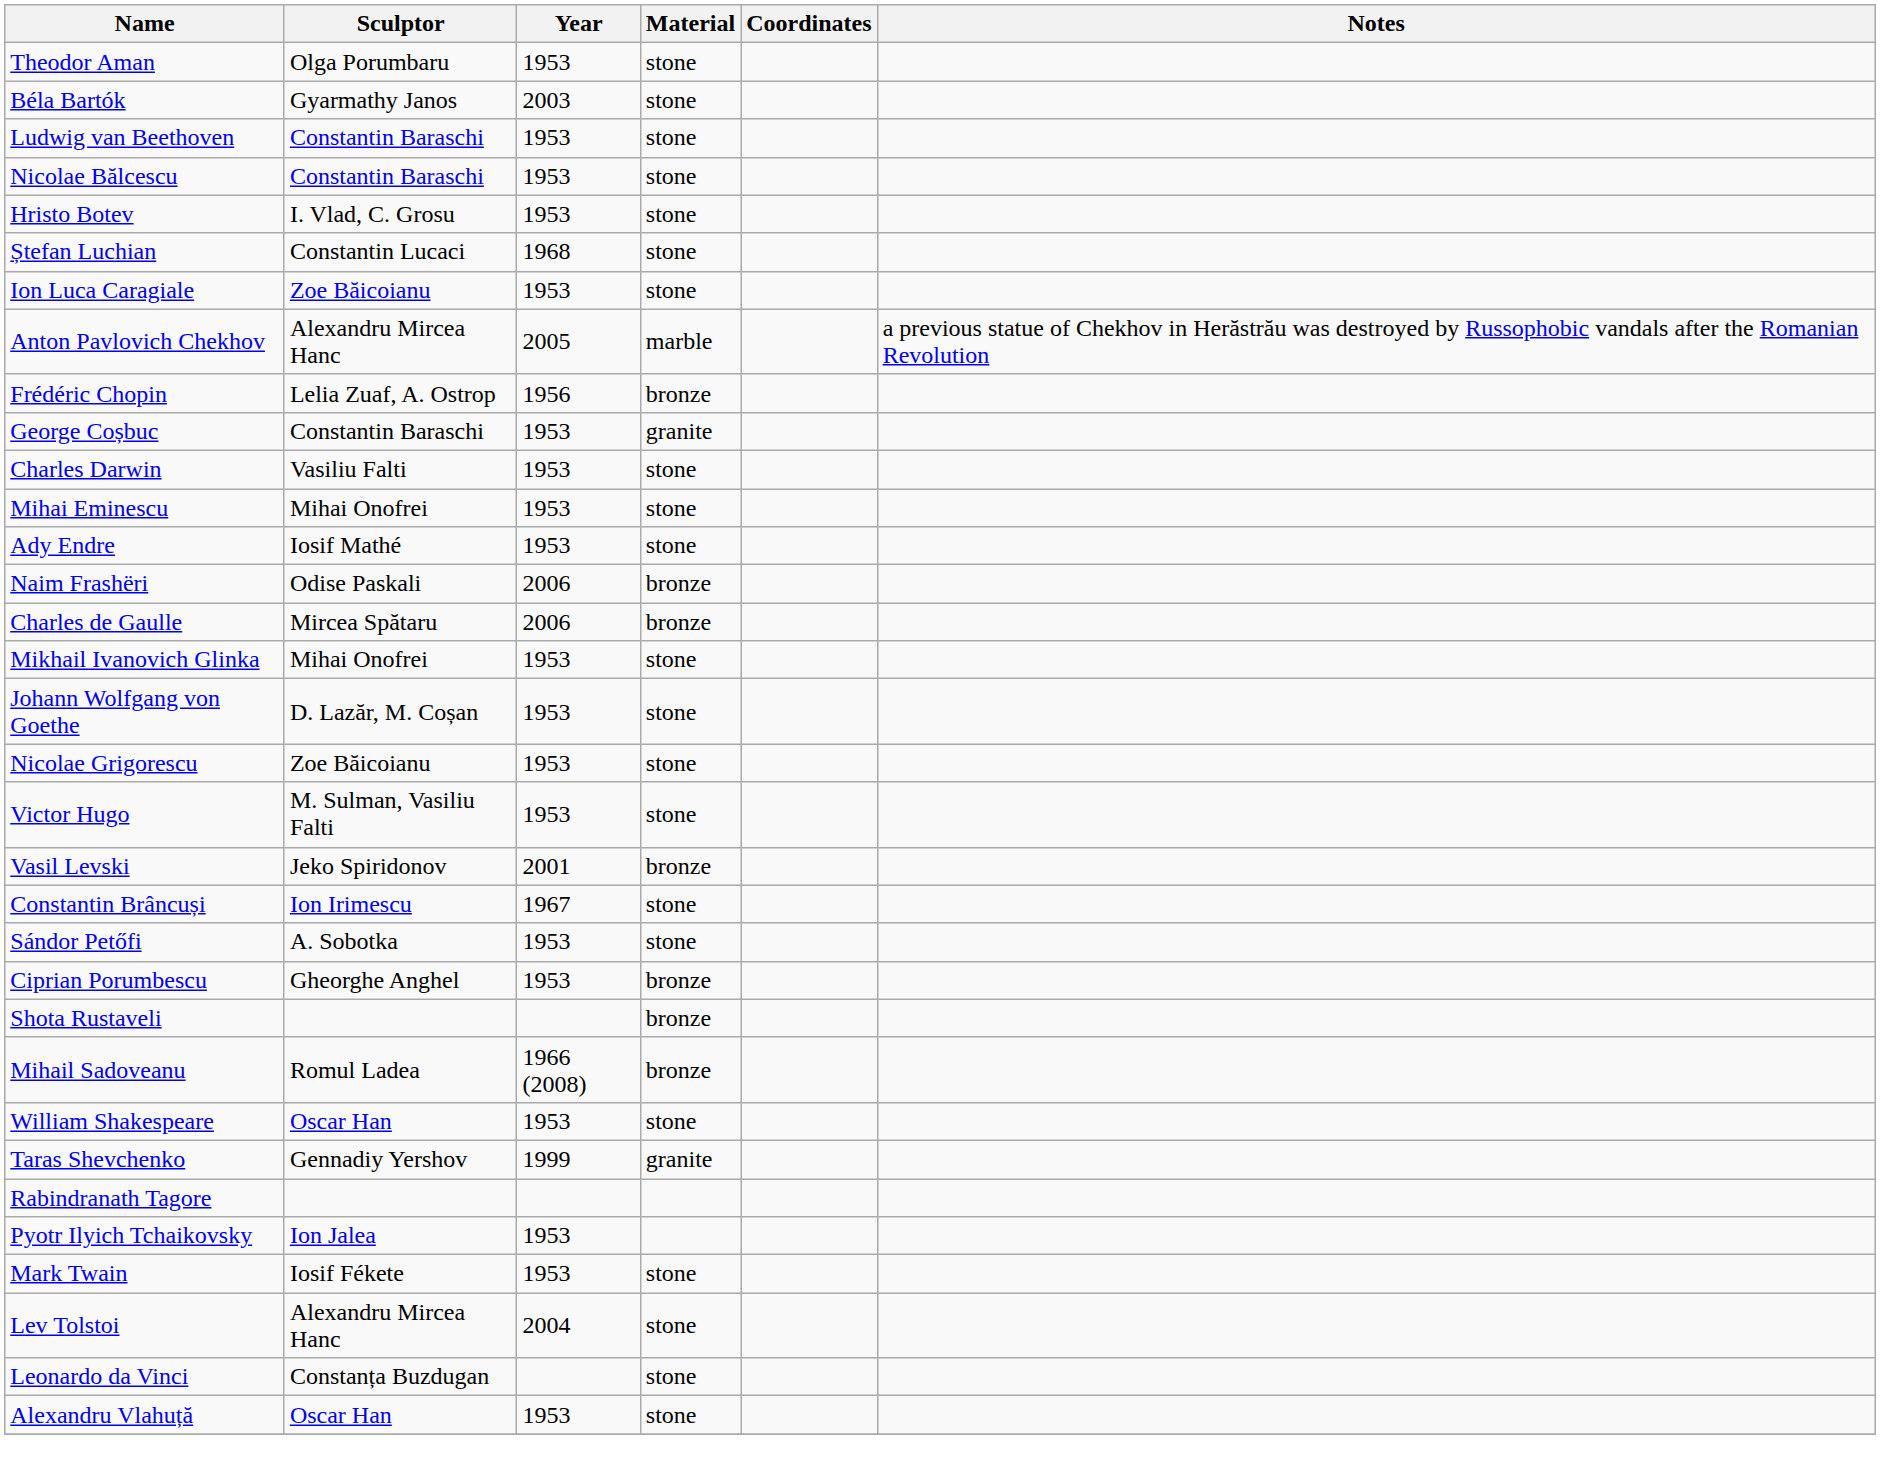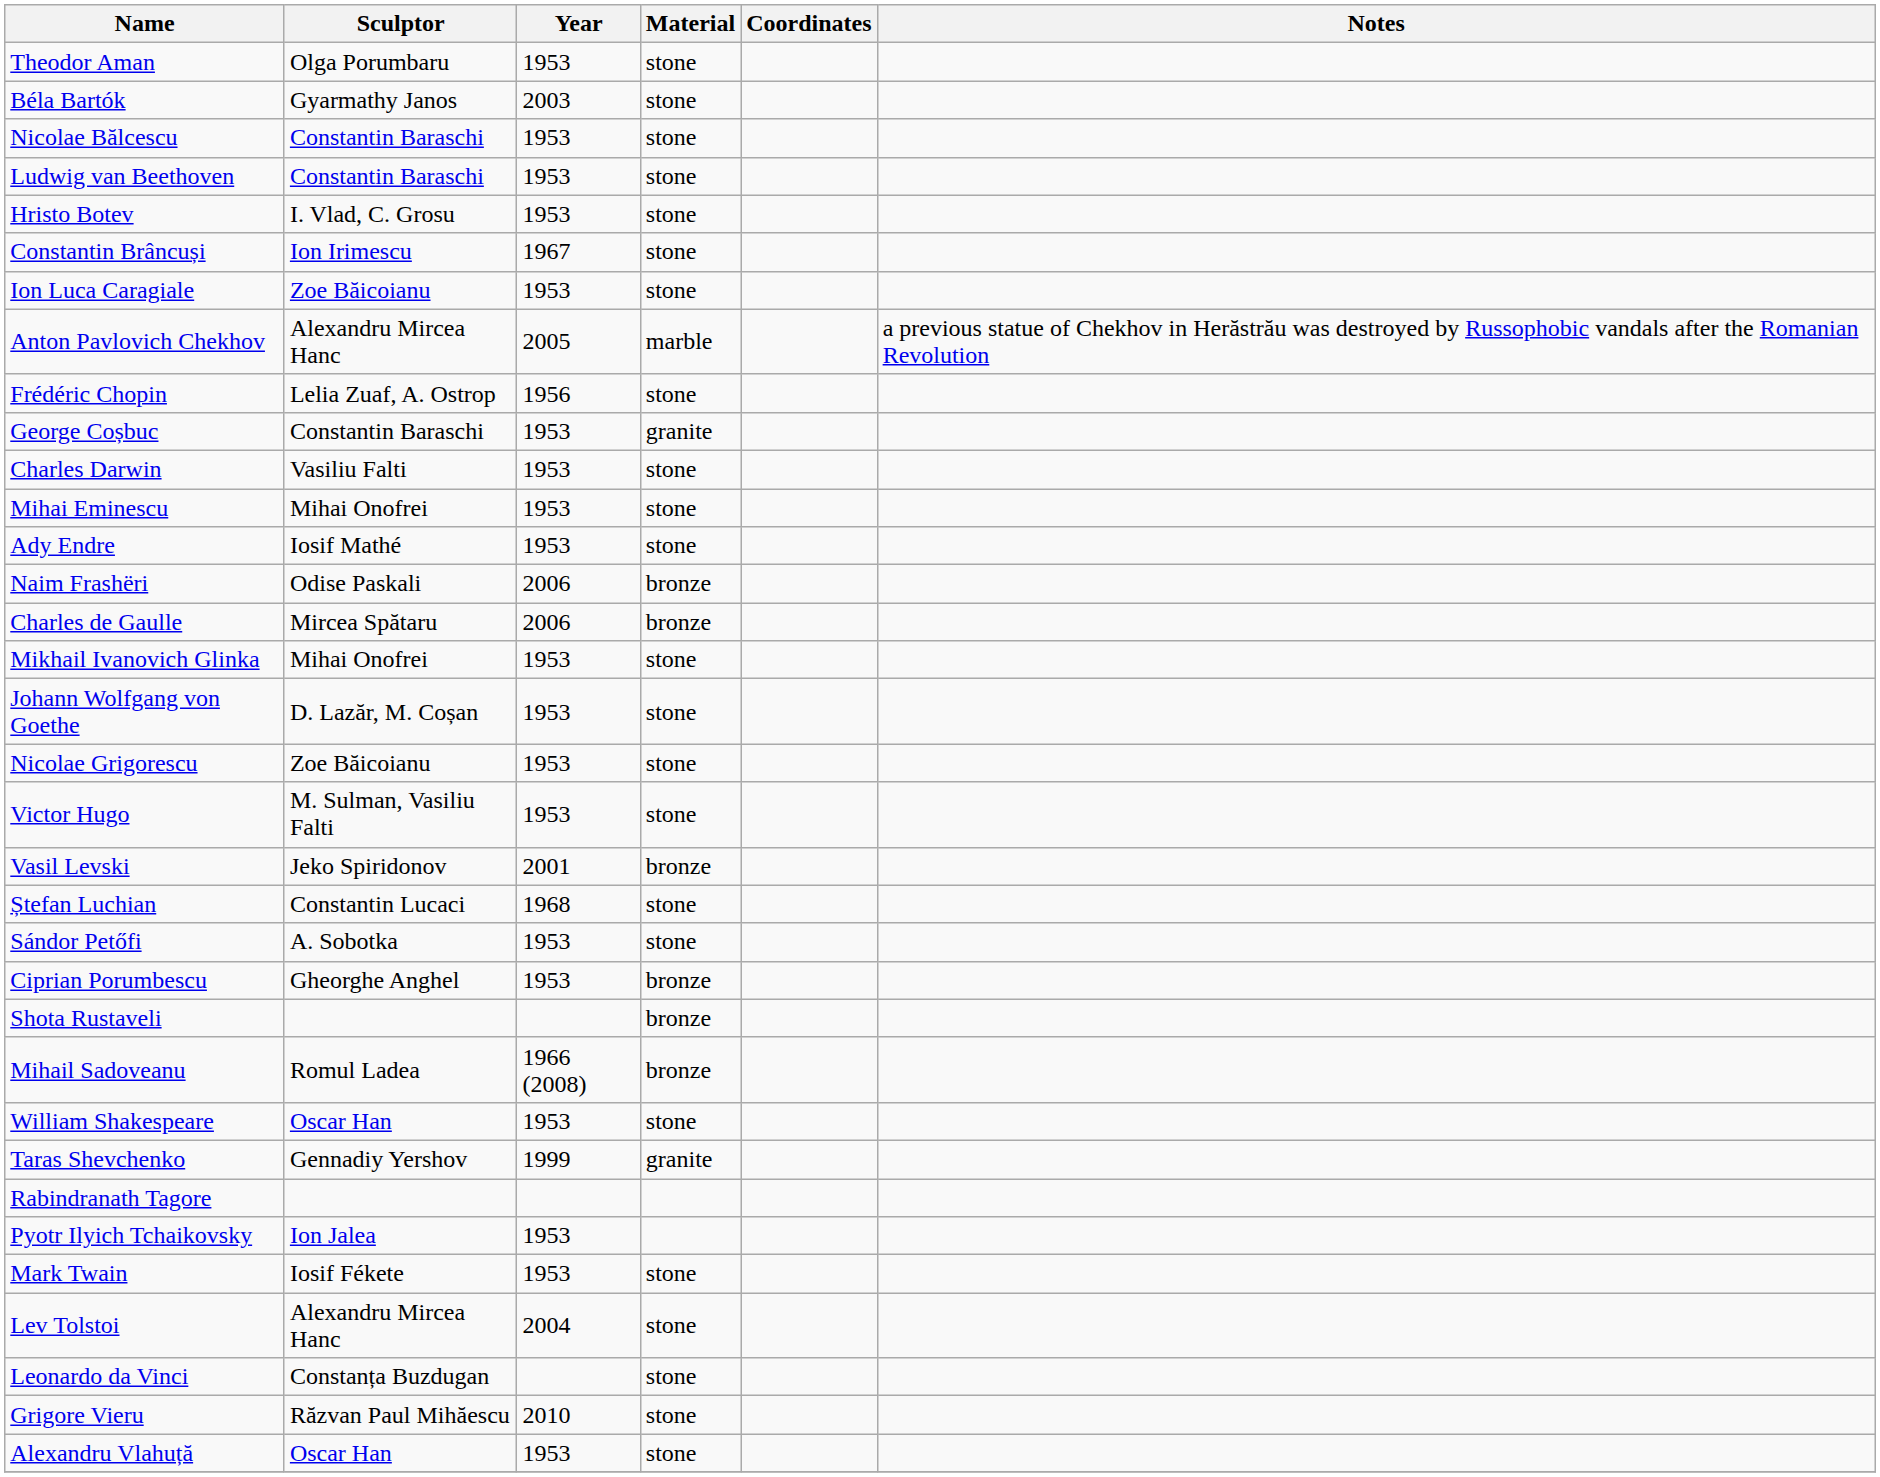rows swapped: (122, 137) <-> (94, 175)
rows swapped: (108, 903) <-> (83, 251)
(679, 393) bronze -> (671, 393) stone
+ row: (77, 1414)
